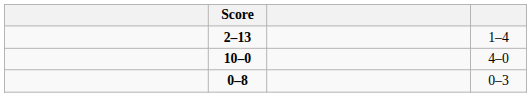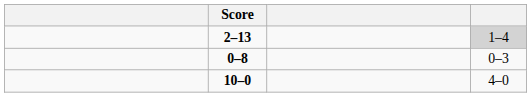(498, 37) no background -> (498, 37) lightgrey background
rows swapped: (237, 59) <-> (237, 80)
